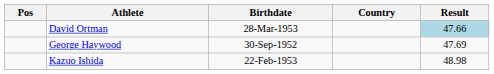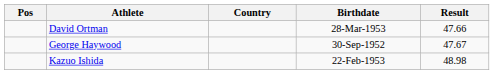columns swapped: (271, 12) <-> (377, 12)
(455, 28) lightblue background -> (455, 28) no background
(455, 45) 47.69 -> (455, 45) 47.67
